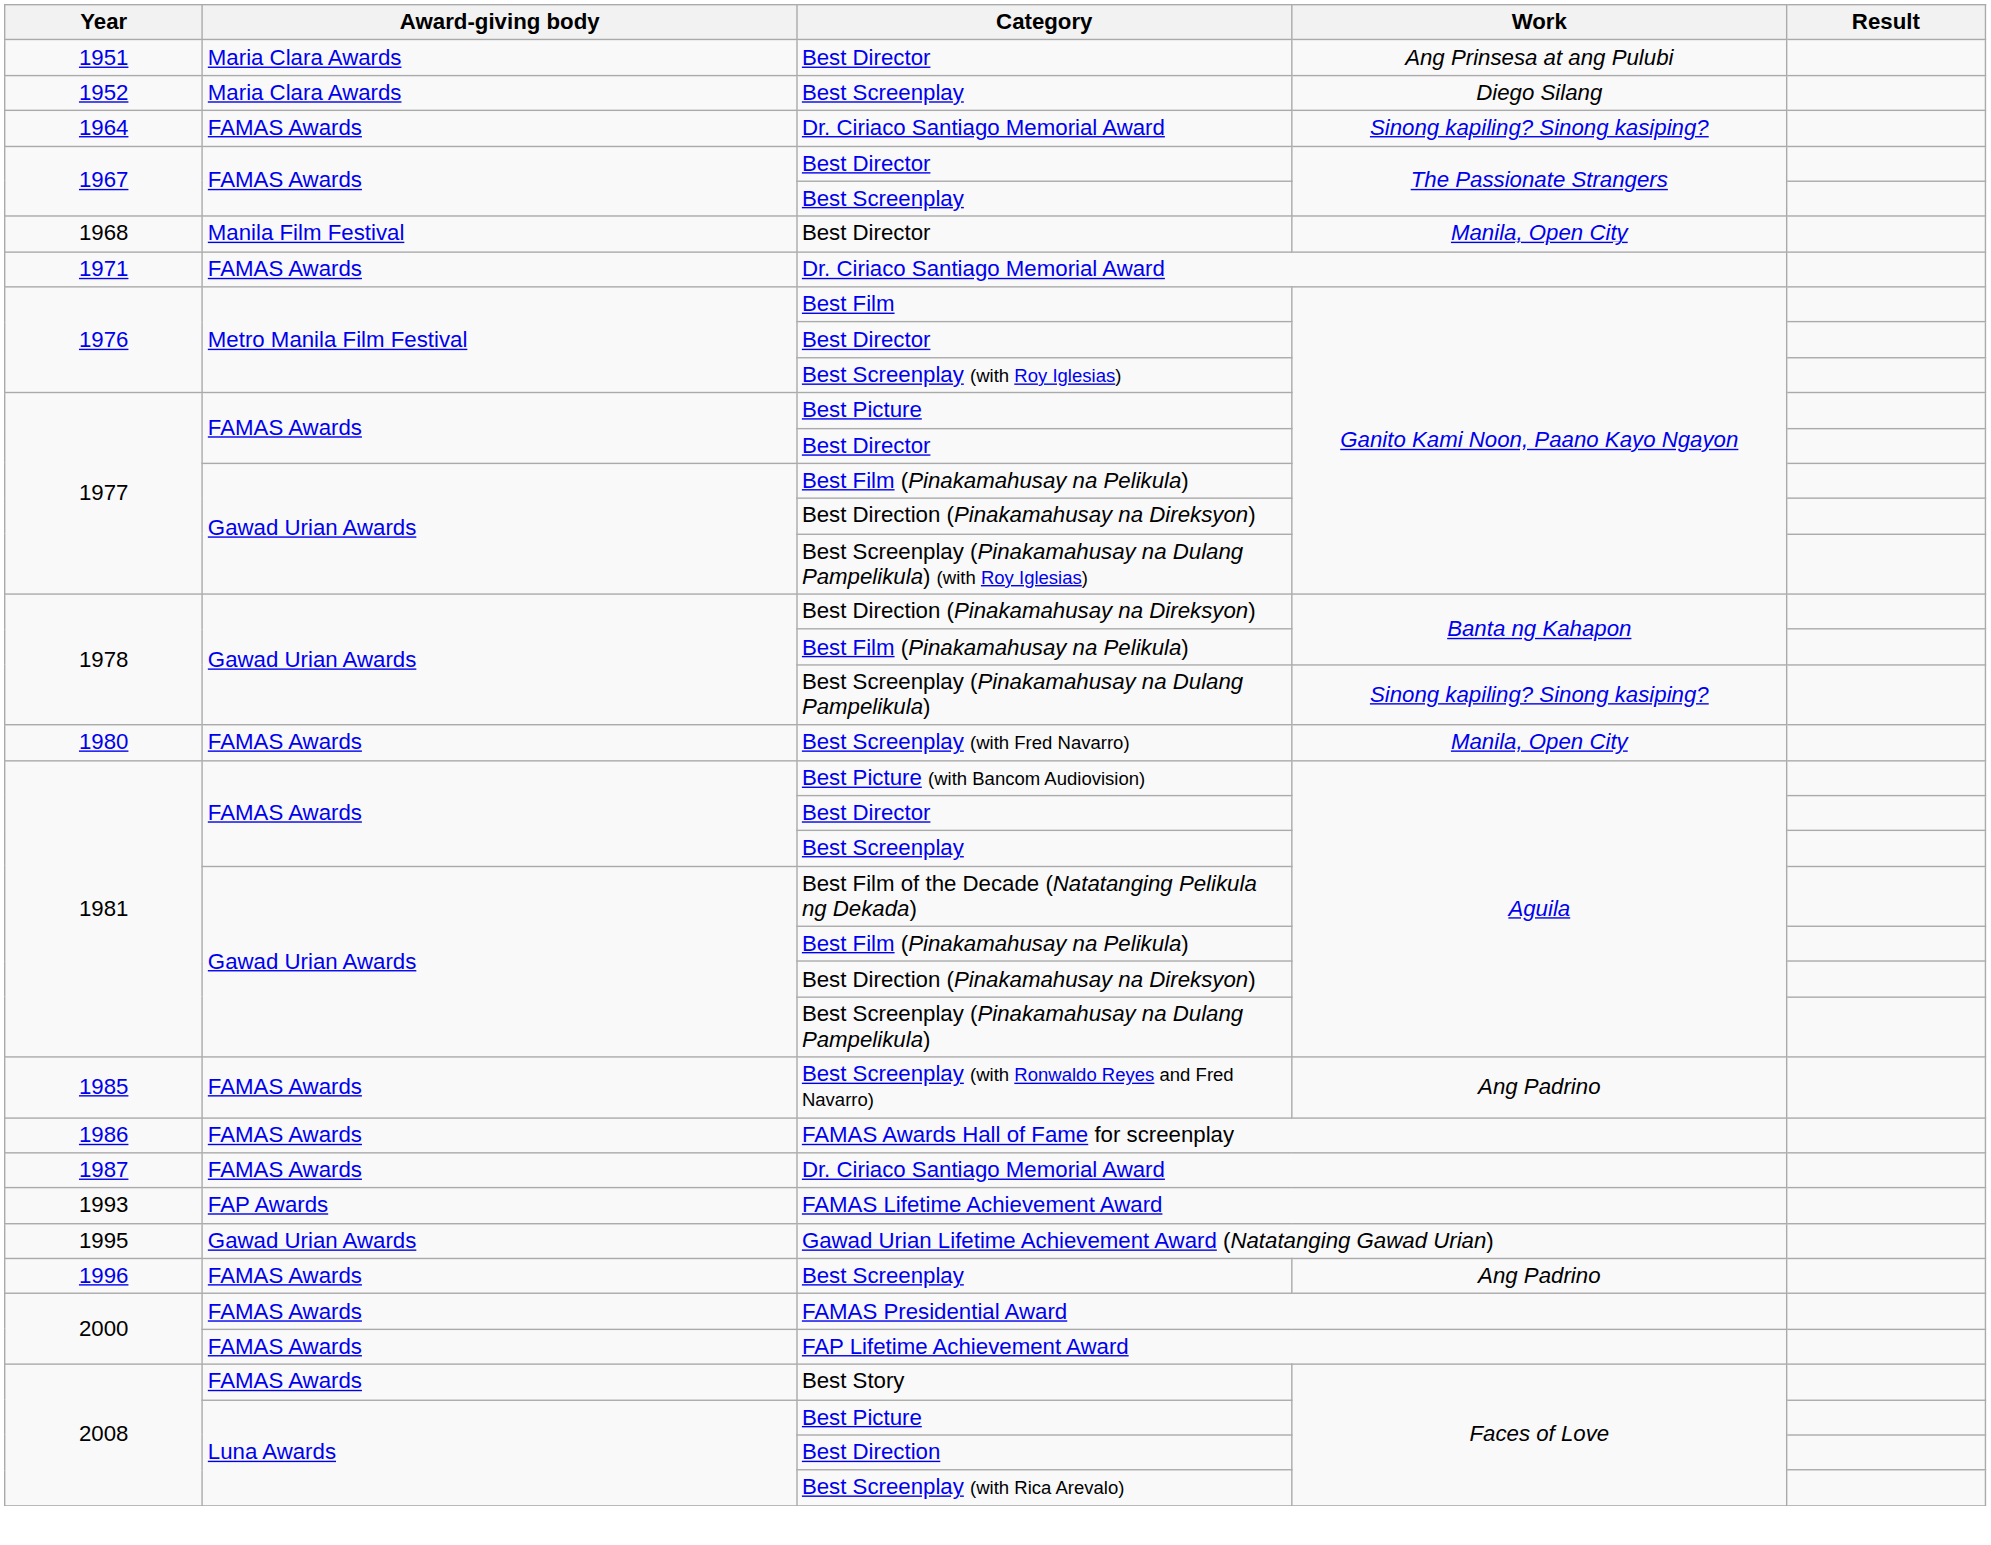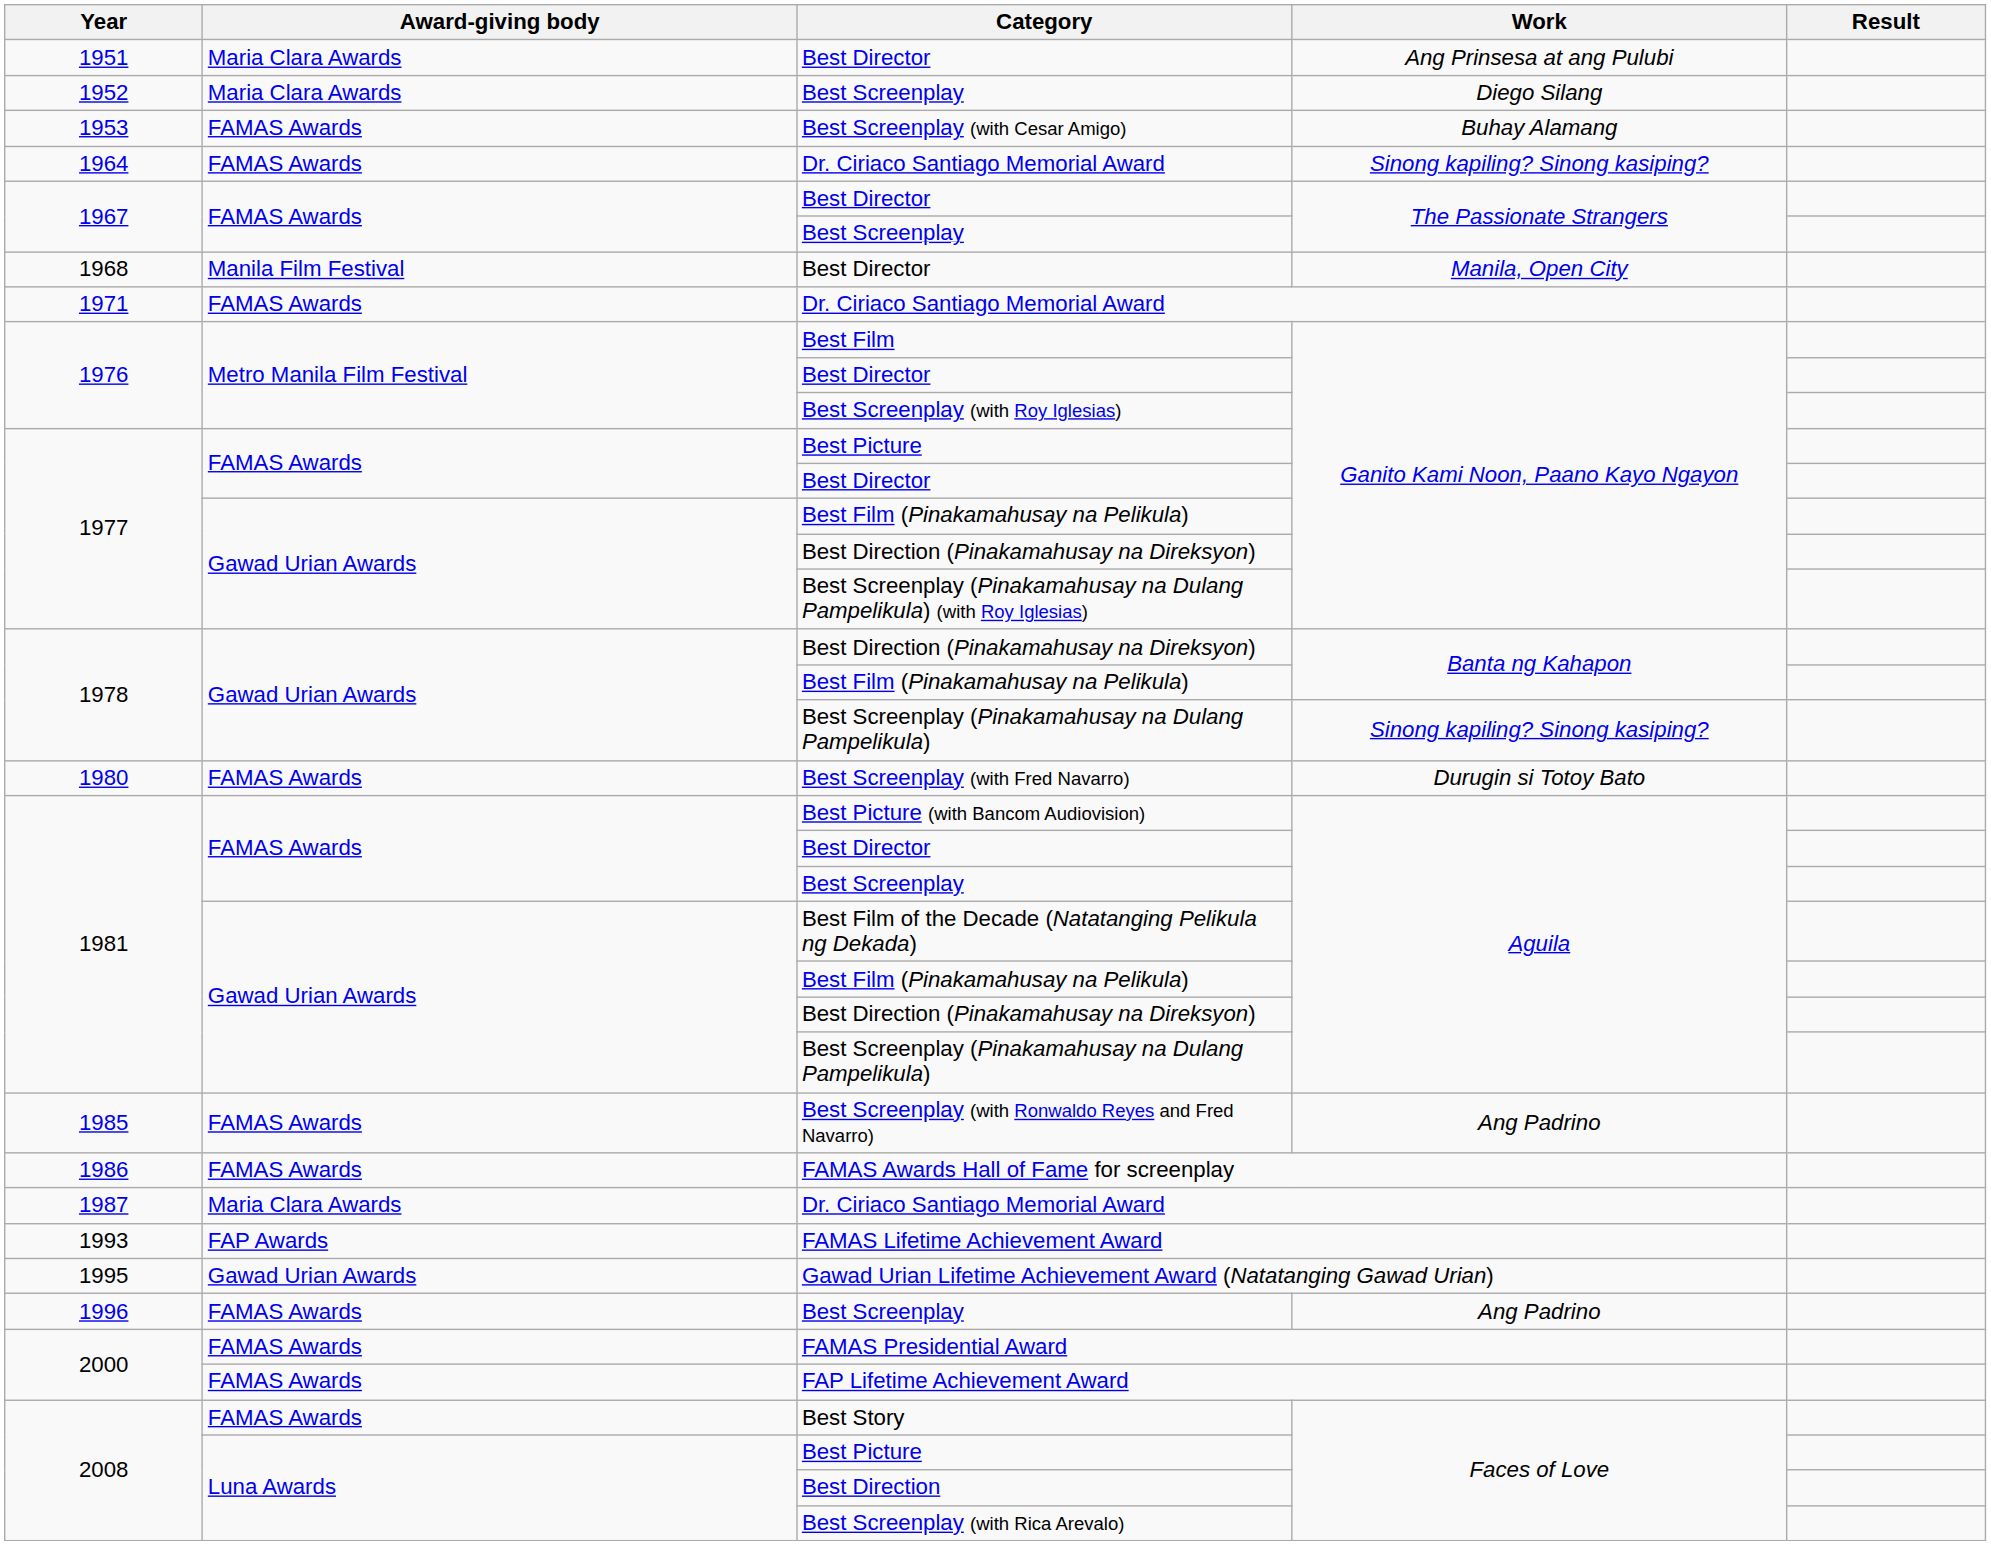+ row: (104, 127)
(1539, 742) Manila, Open City -> (1539, 777) Durugin si Totoy Bato
(285, 1170) FAMAS Awards -> (305, 1205) Maria Clara Awards
